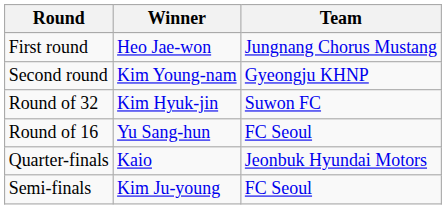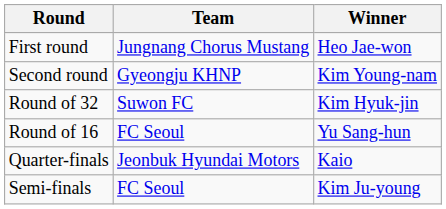columns swapped: (177, 18) <-> (341, 18)
